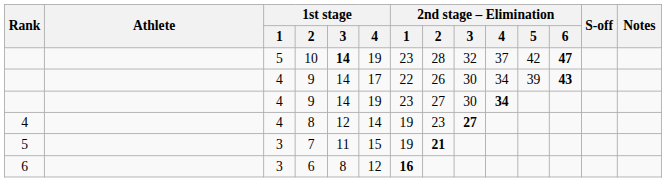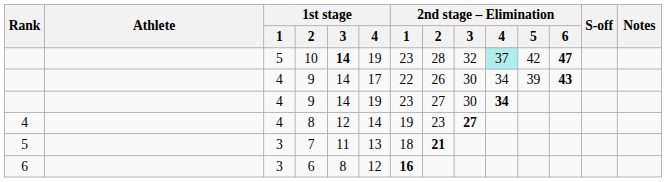(502, 58) no background -> (502, 58) paleturquoise background
(375, 144) 15 -> (375, 144) 13
(406, 144) 19 -> (406, 144) 18
